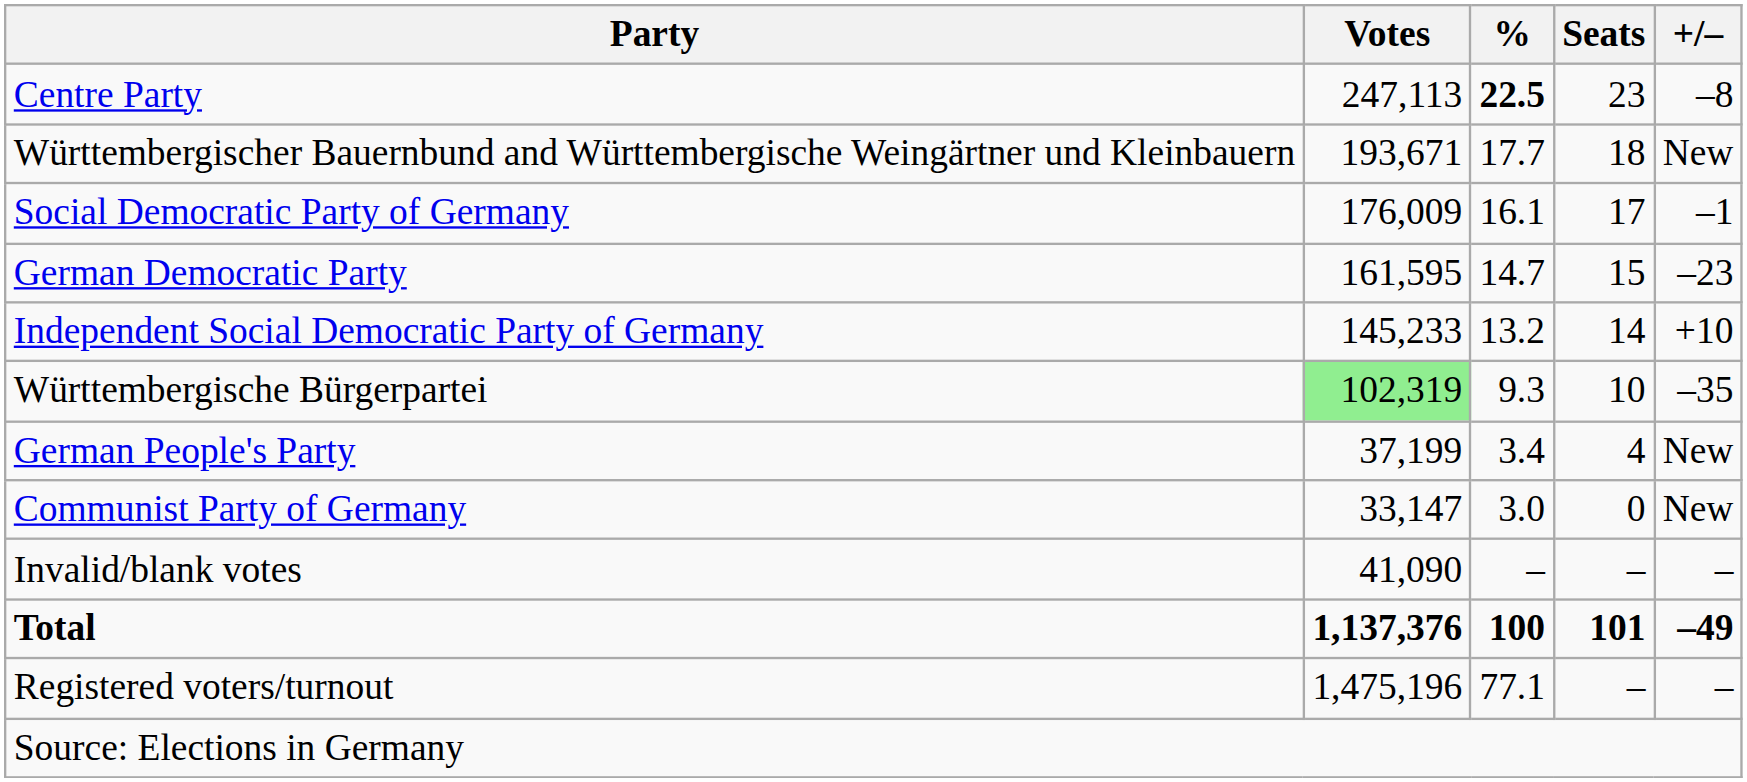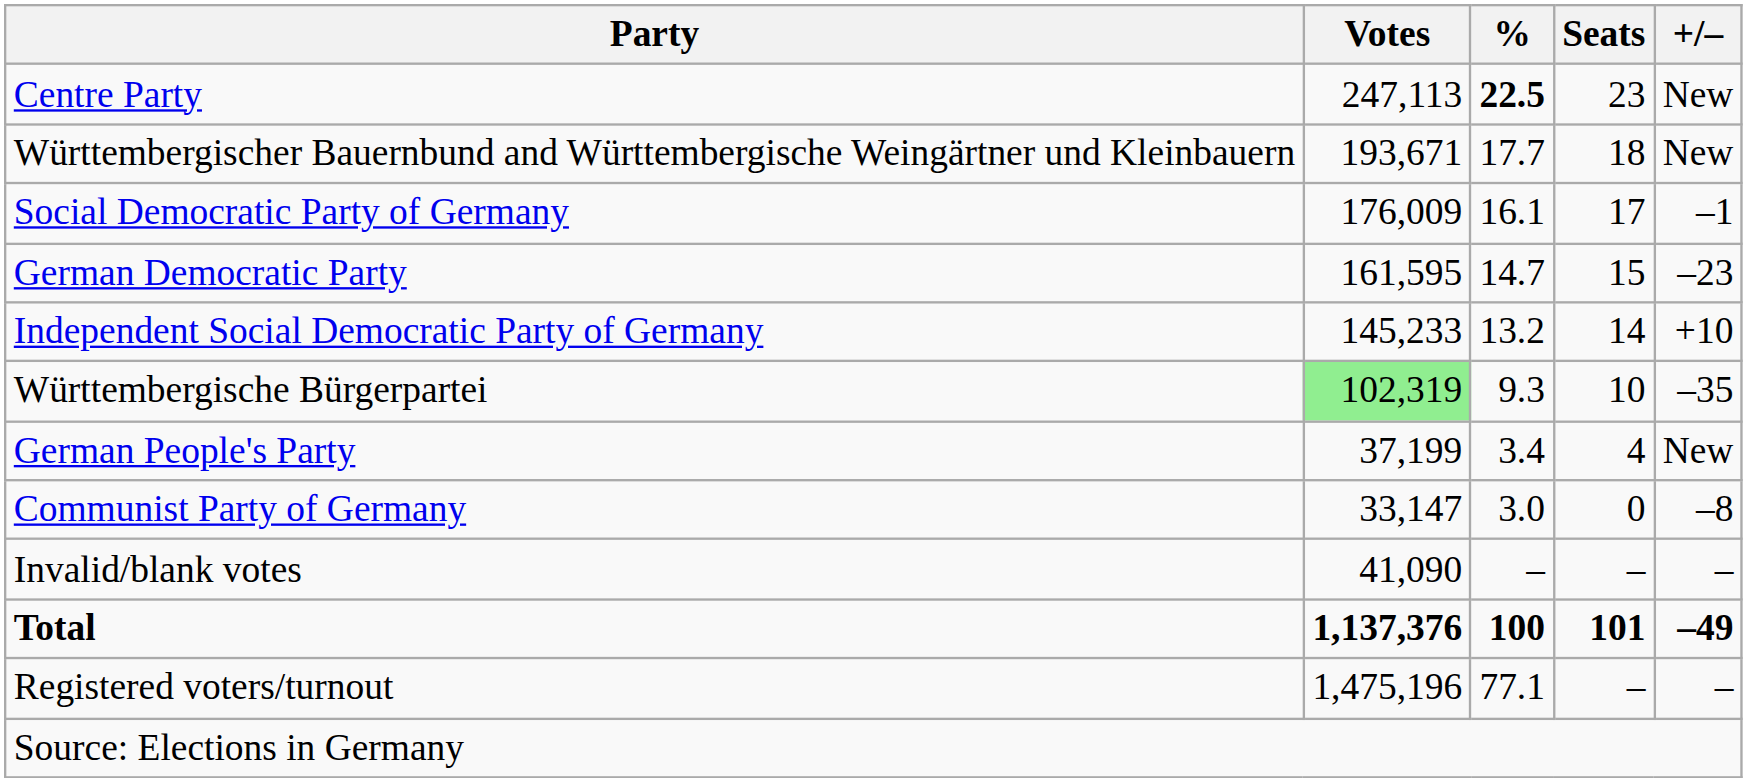(1715, 93) –8 -> (1698, 93) New
(1698, 509) New -> (1715, 509) –8
